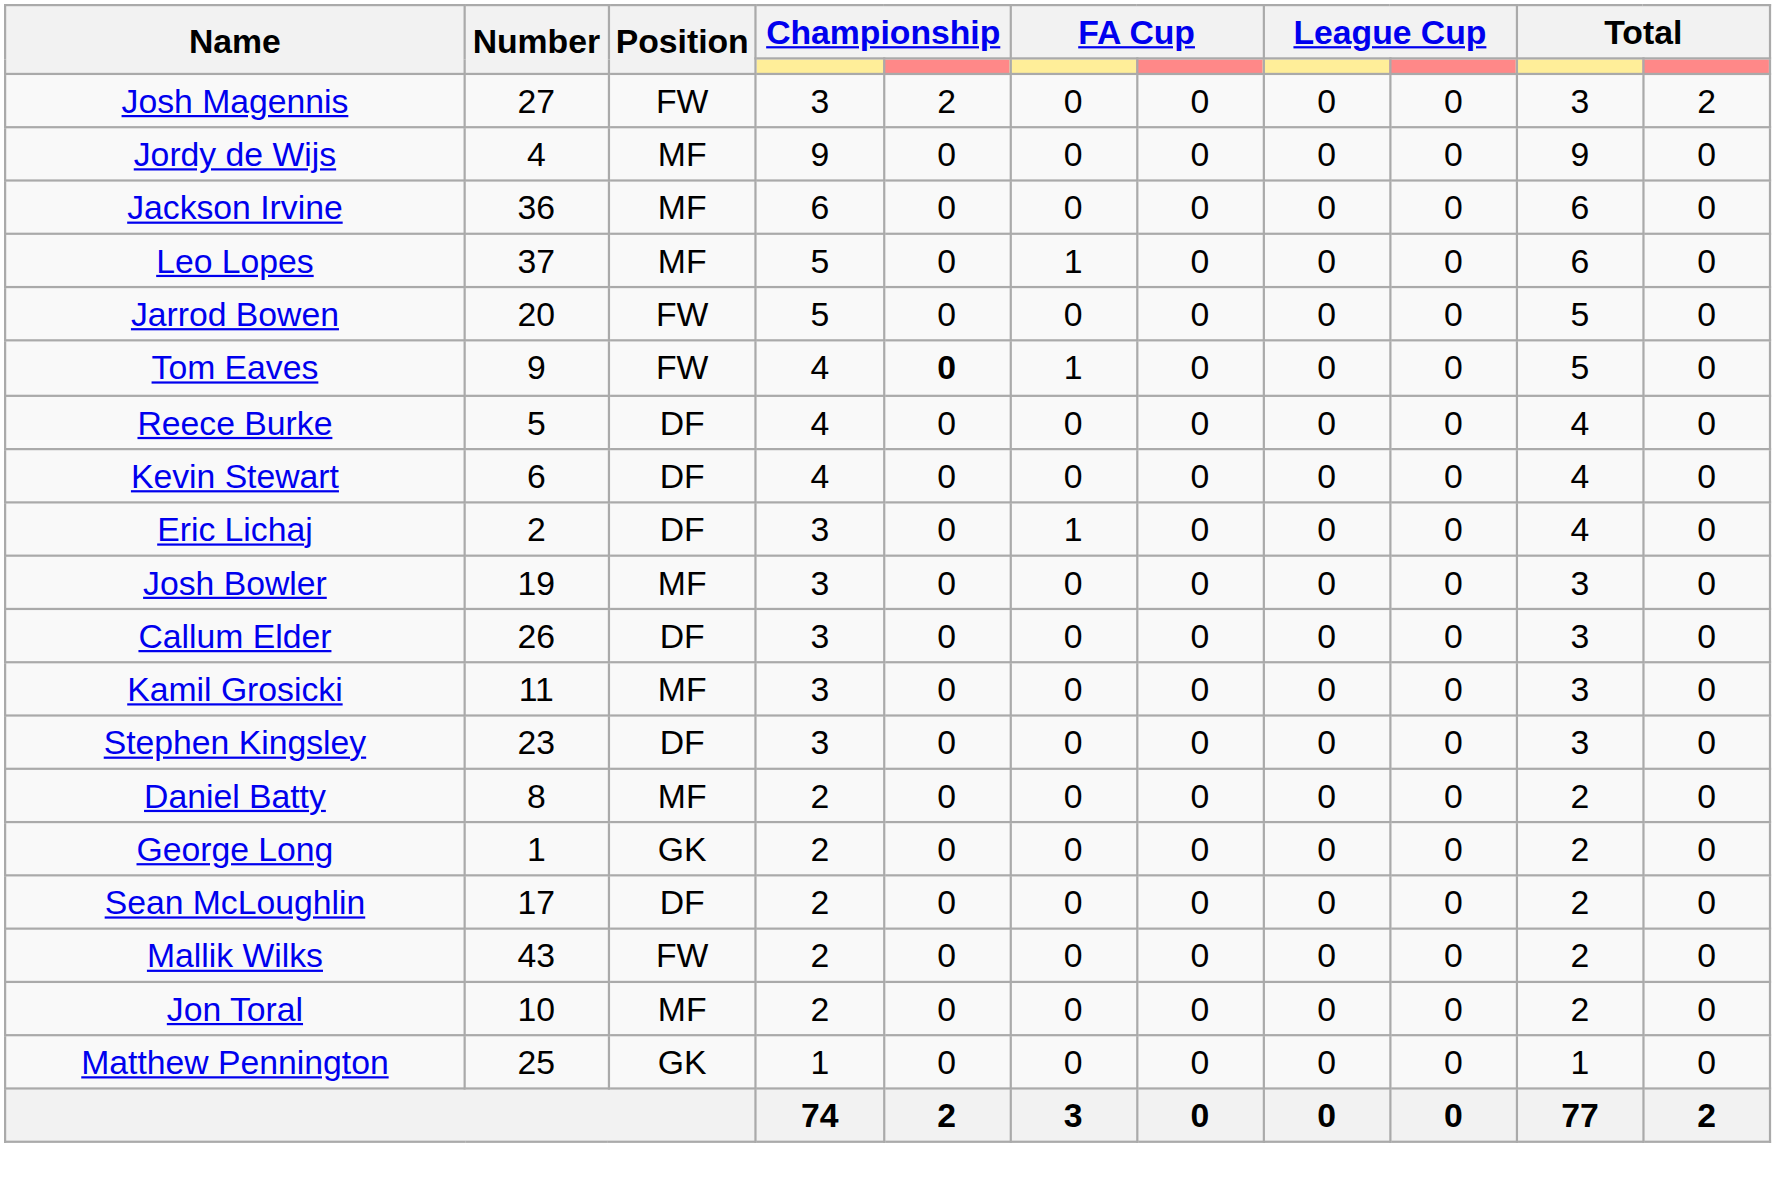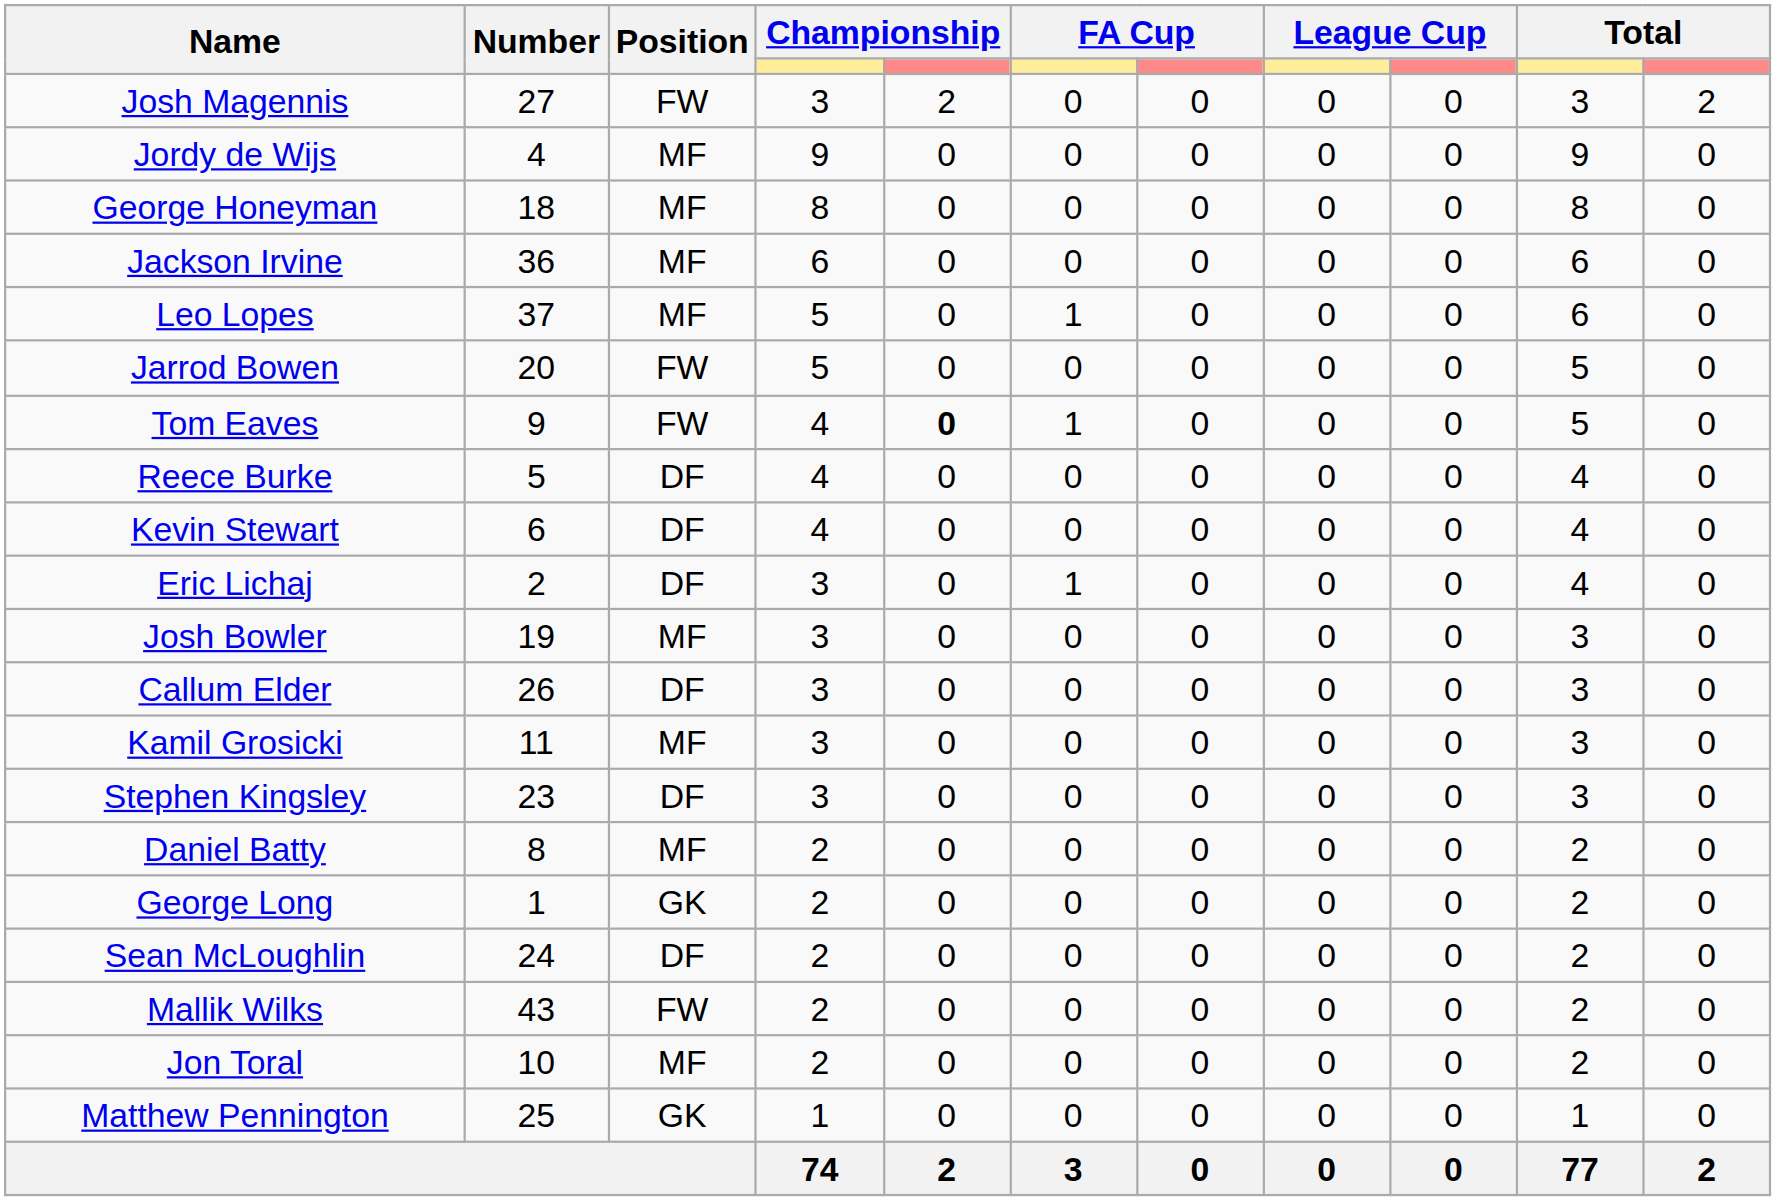+ row: (235, 208)
(536, 902) 17 -> (536, 956) 24
